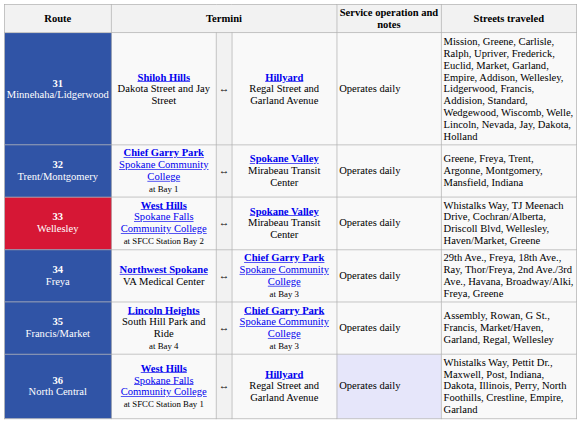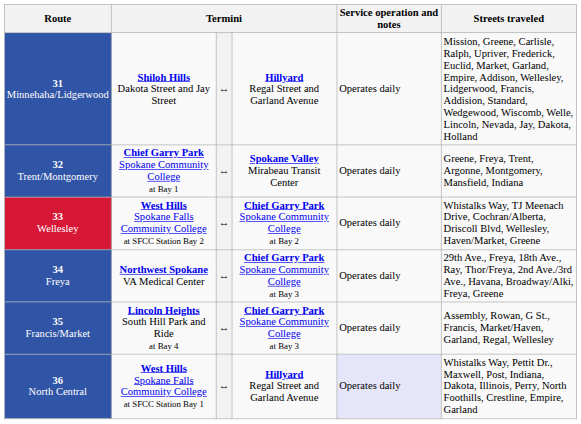(284, 223) Spokane Valley Mirabeau Transit Center -> (284, 223) Chief Garry Park Spokane Community College at Bay 2
